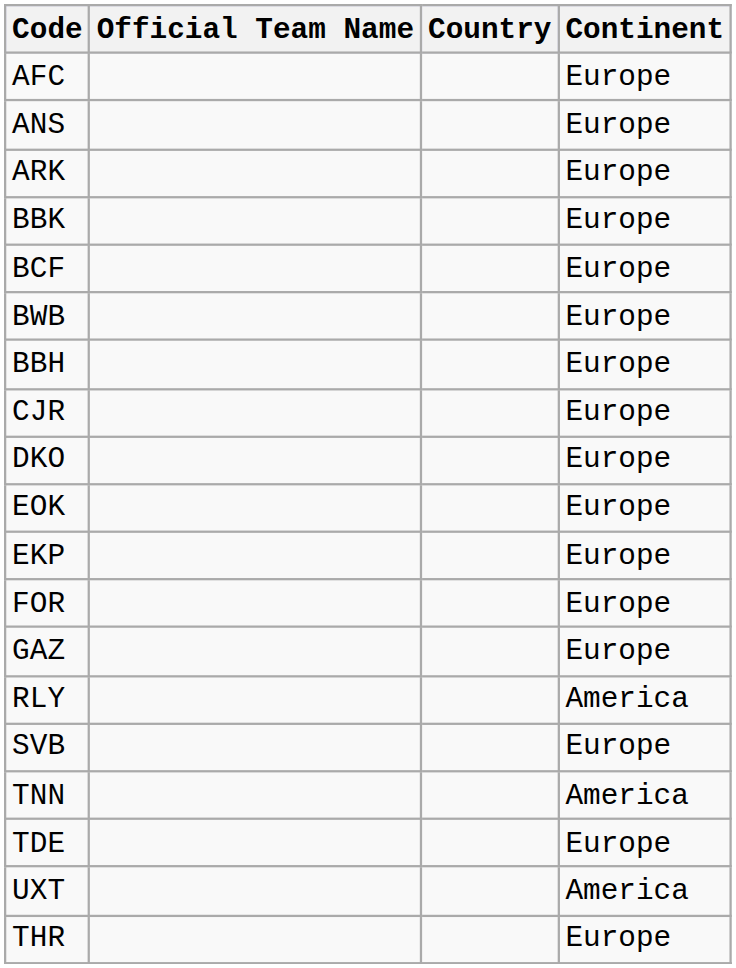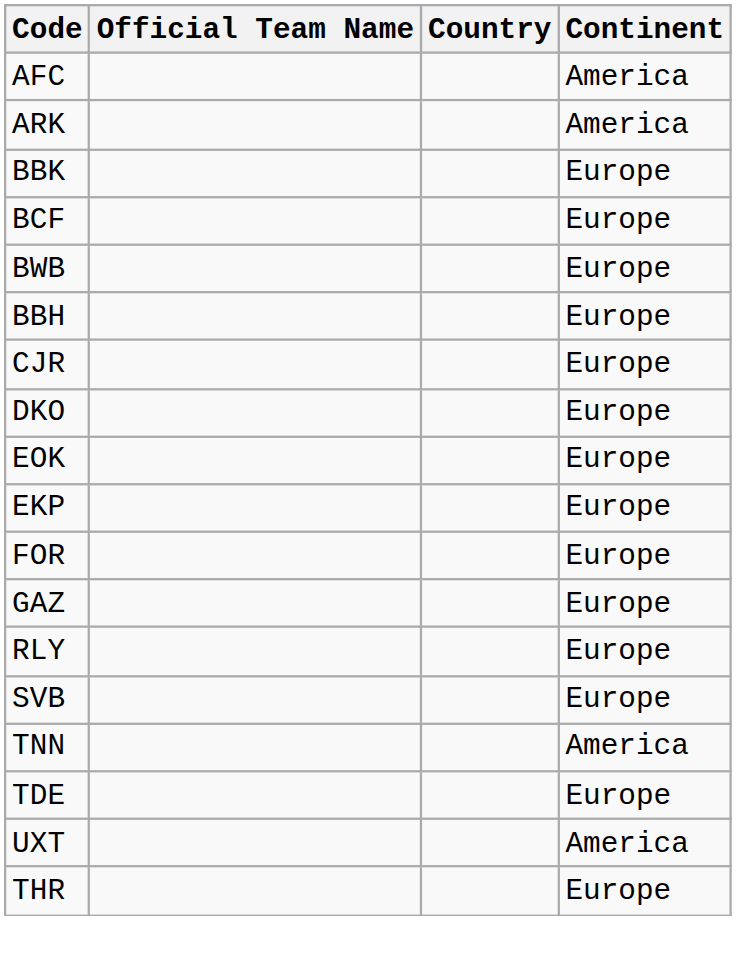(618, 77) Europe -> (627, 77) America
- row: (39, 125)
(618, 173) Europe -> (627, 125) America
(627, 699) America -> (618, 652) Europe
